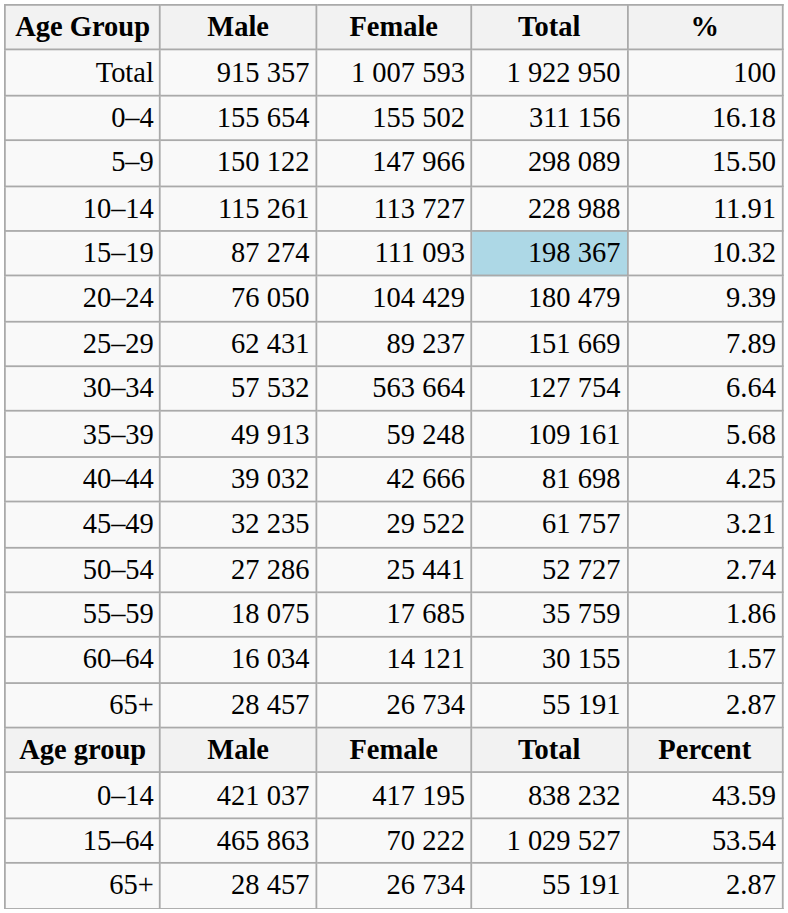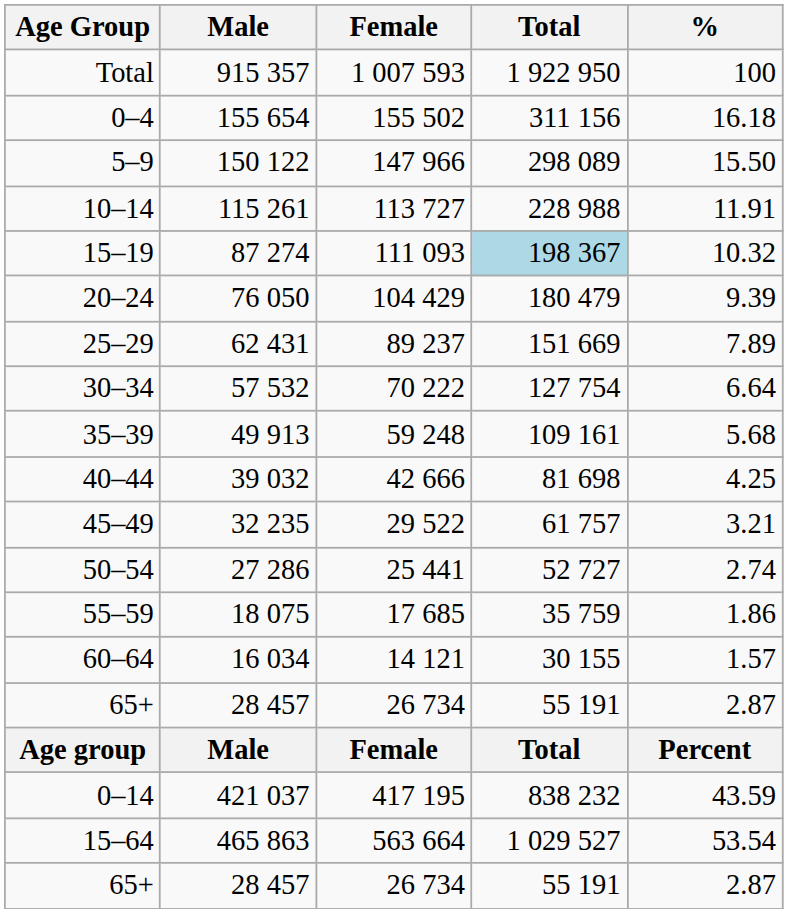(419, 388) 563 664 -> (426, 388) 70 222
(426, 840) 70 222 -> (419, 840) 563 664
